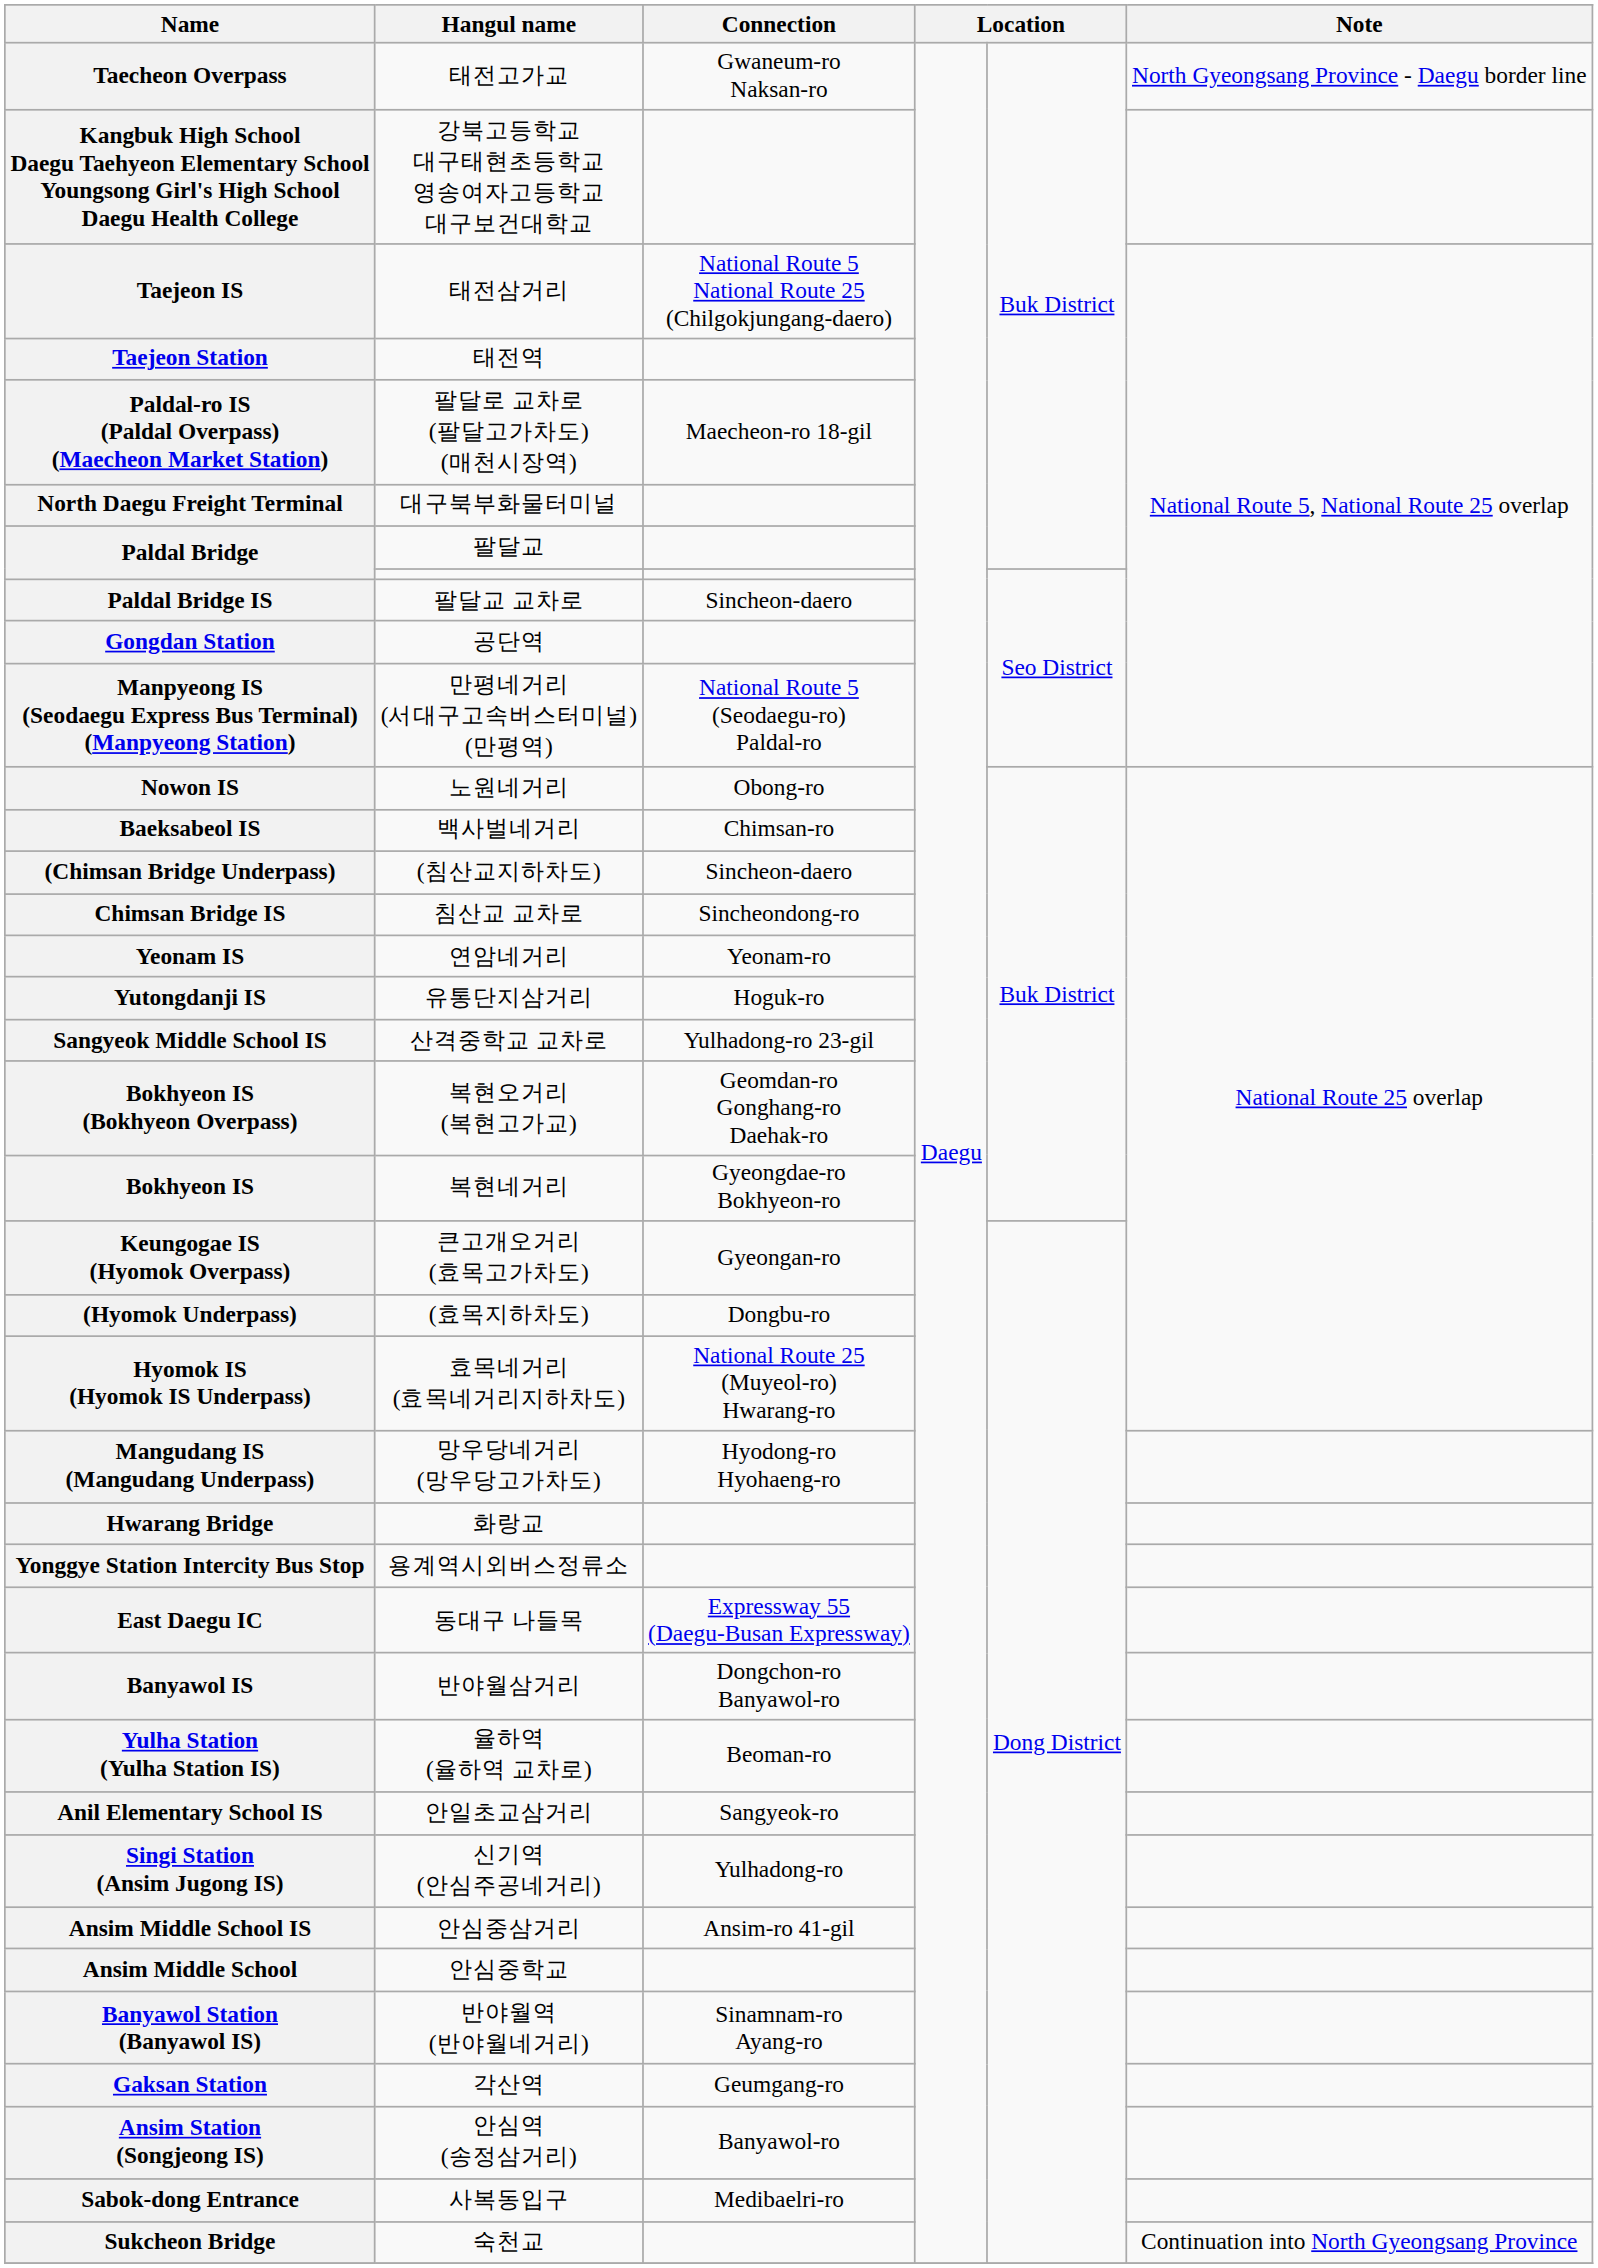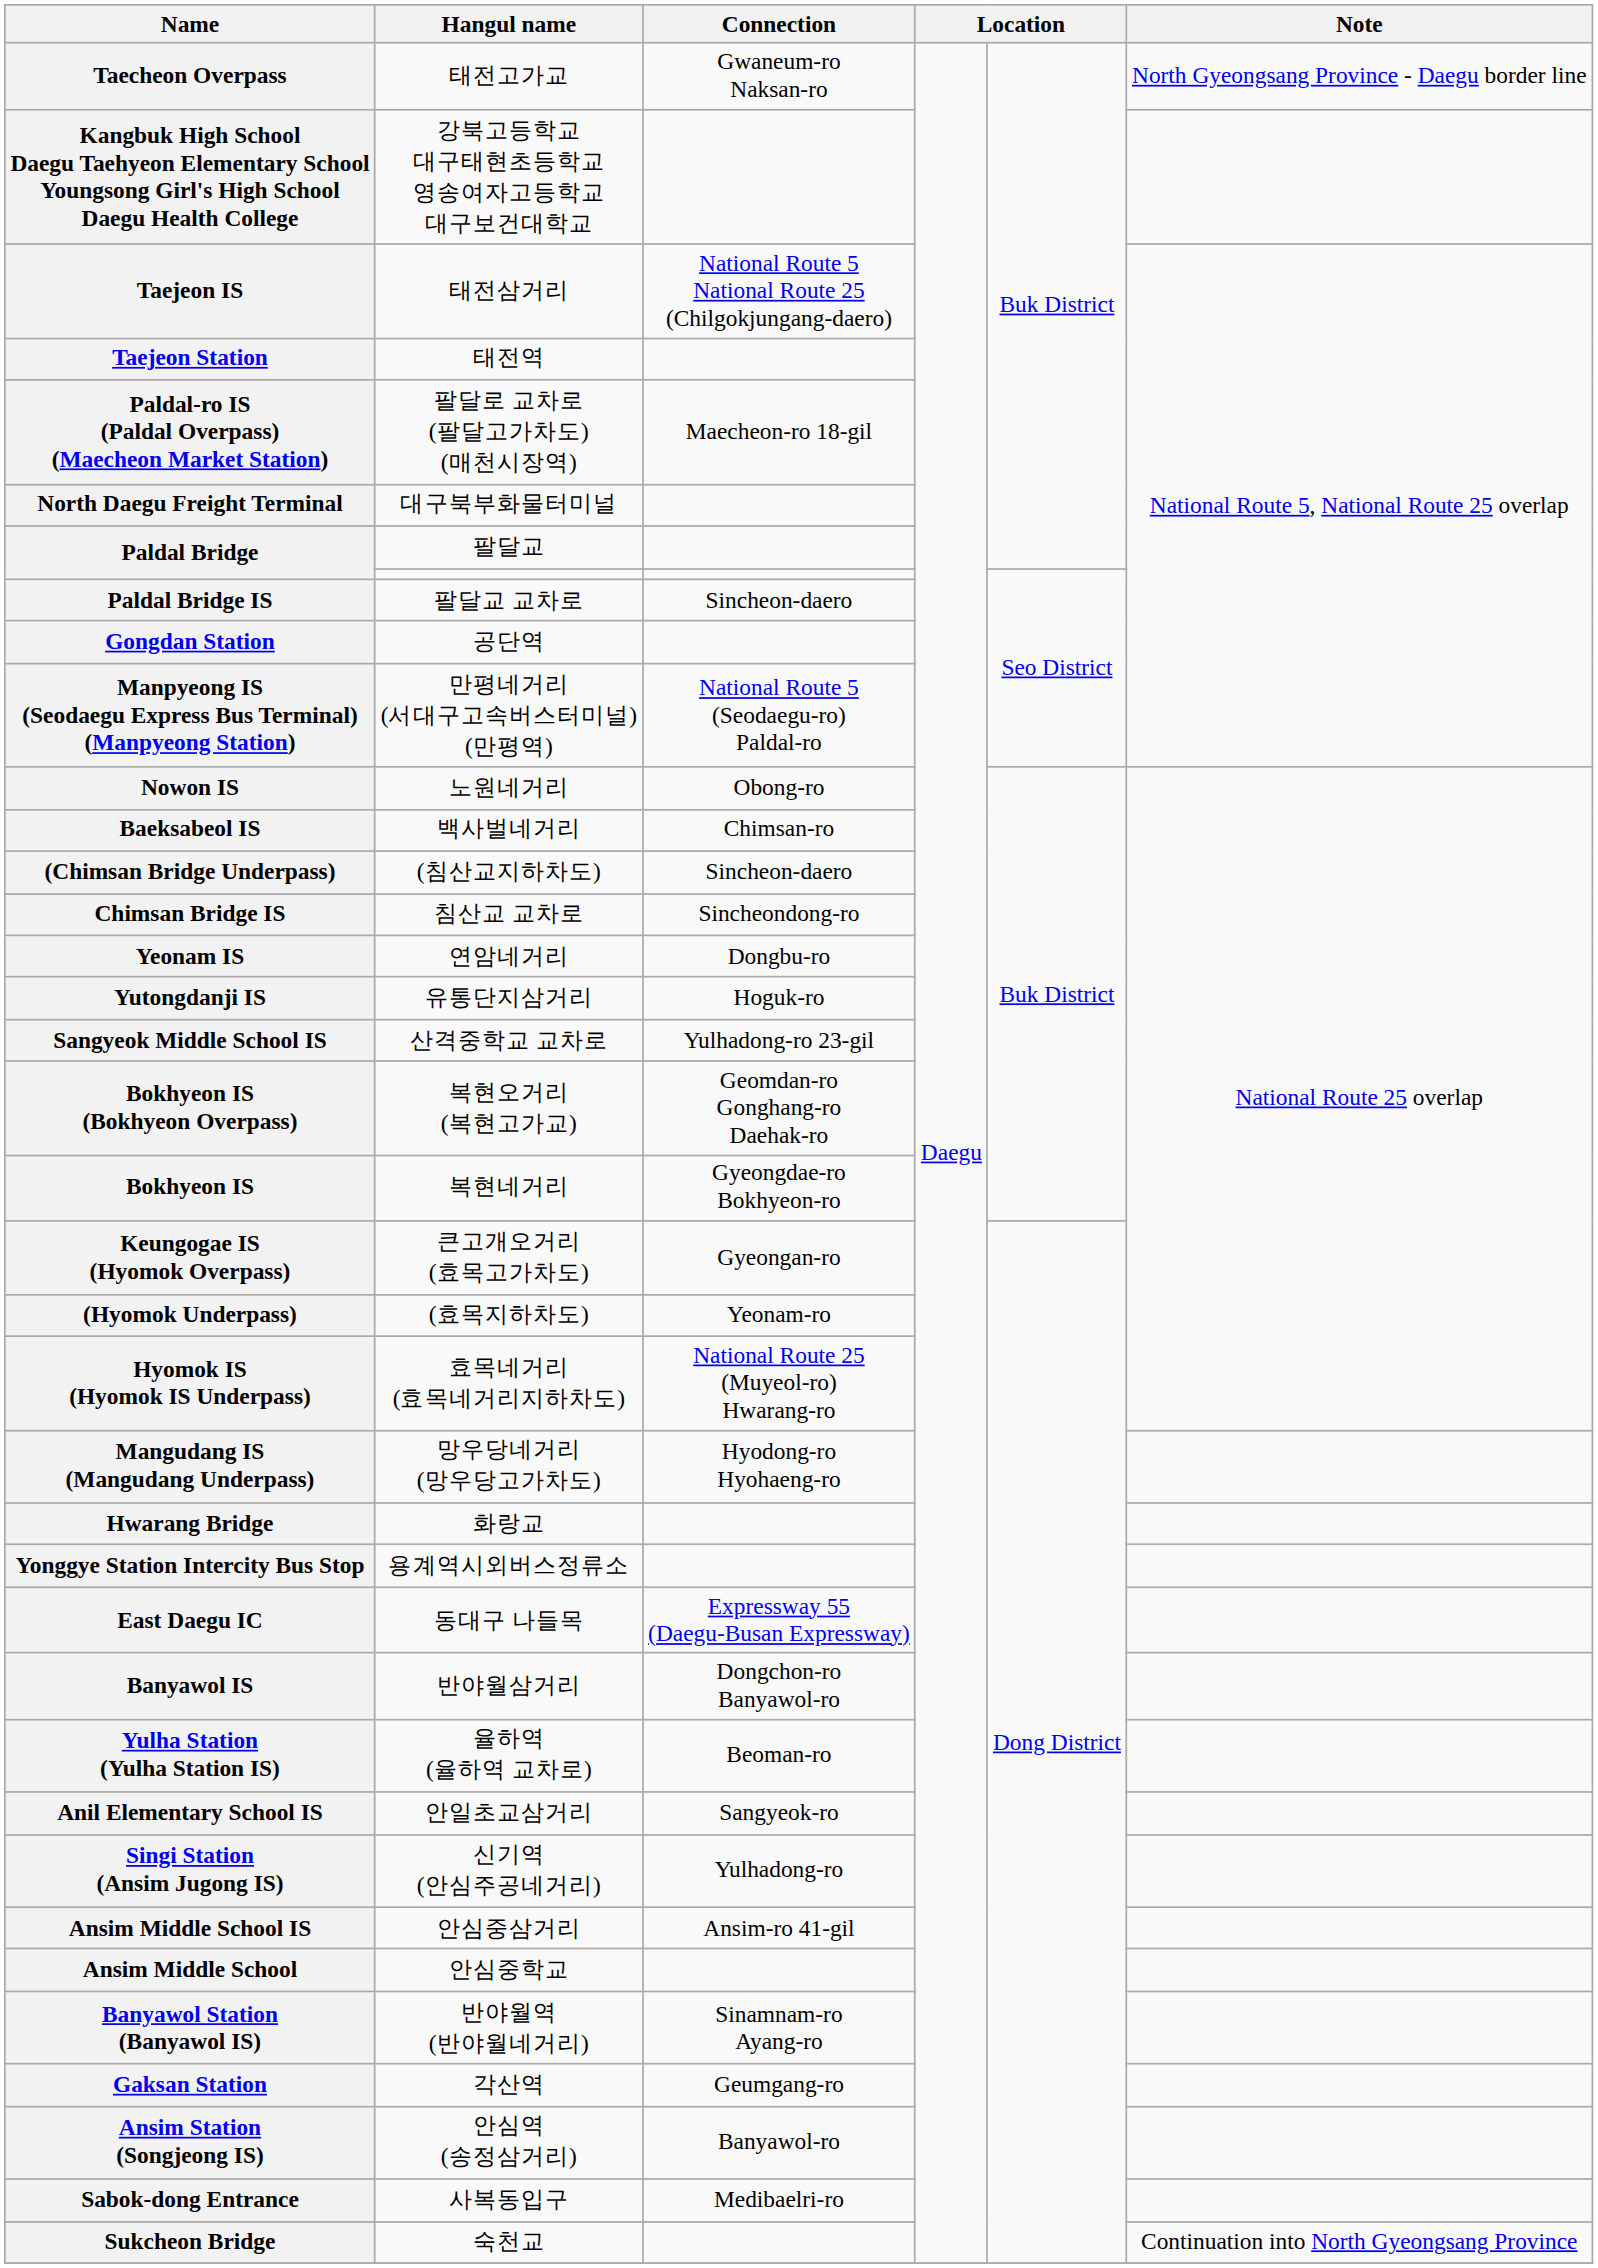(779, 955) Yeonam-ro -> (779, 955) Dongbu-ro
(779, 1314) Dongbu-ro -> (779, 1314) Yeonam-ro
